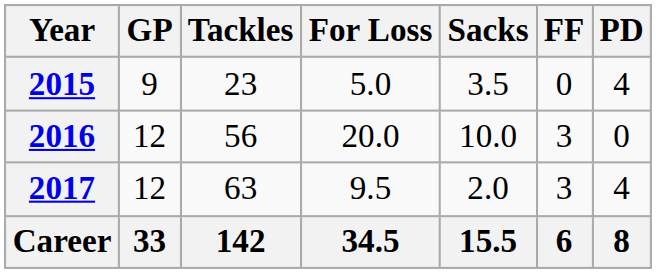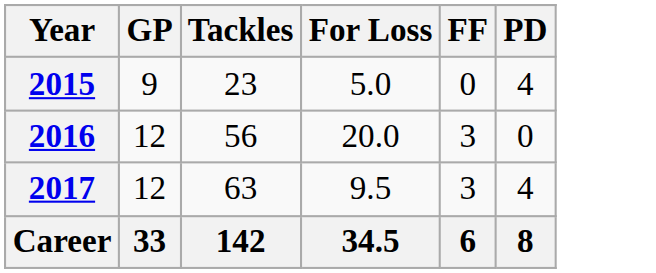- column: (488, 30)
